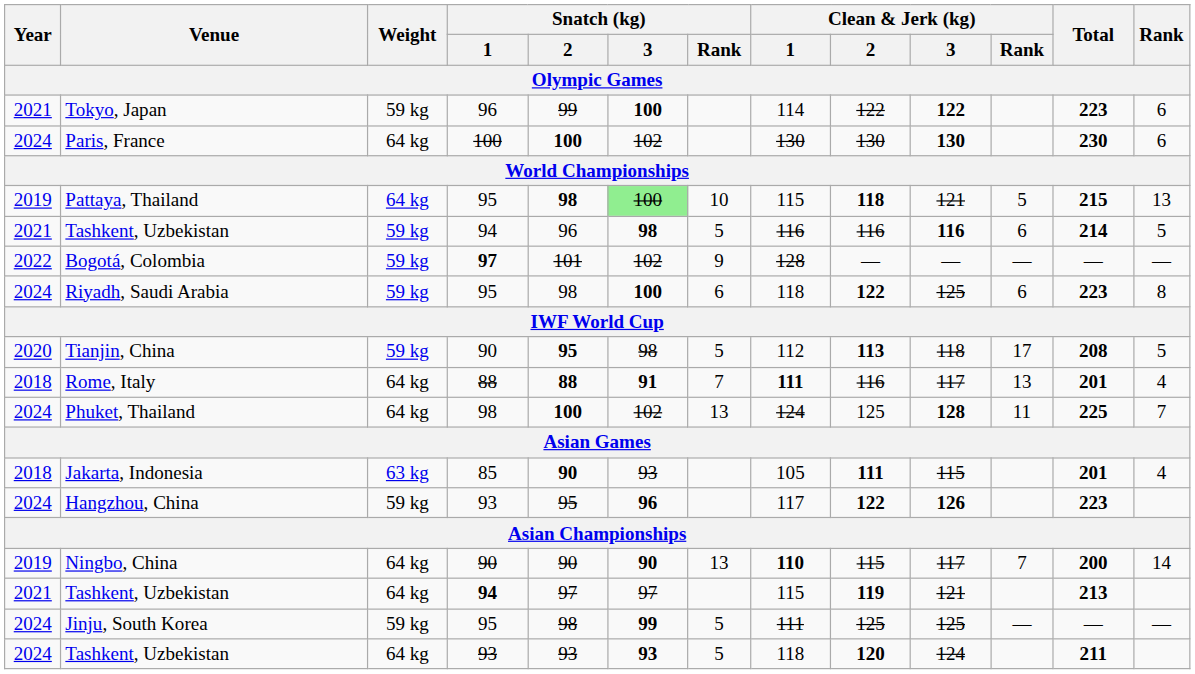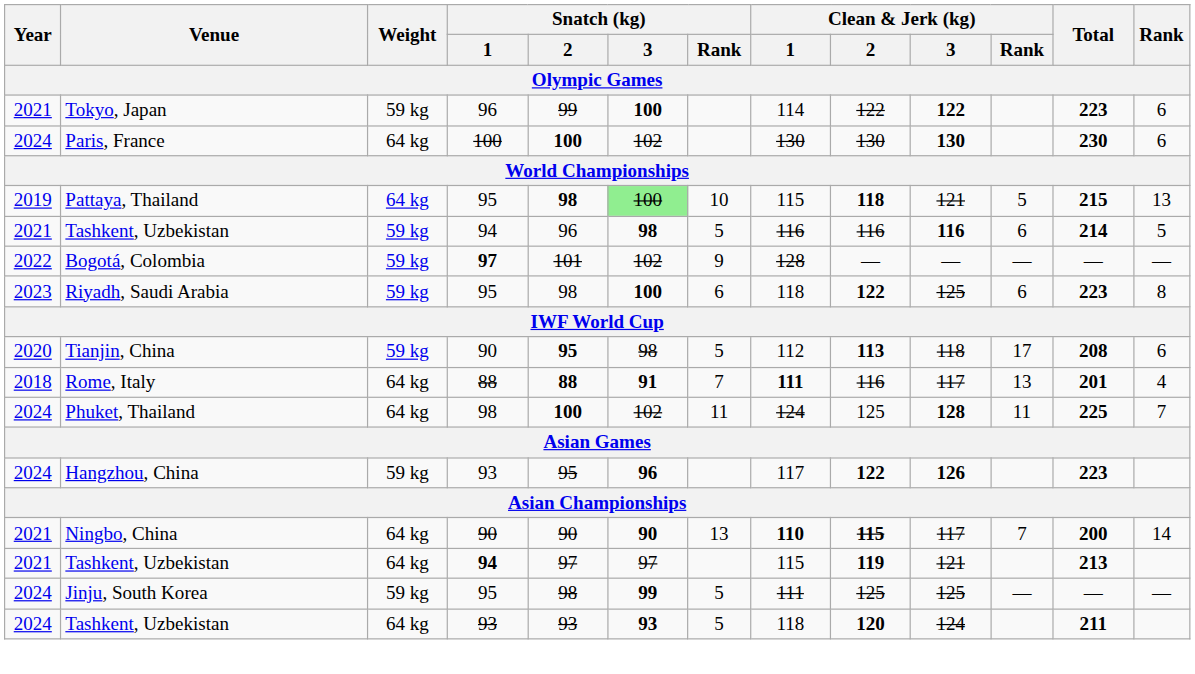(33, 291) 2024 -> (33, 291) 2023
(1161, 351) 5 -> (1161, 351) 6
(719, 412) 13 -> (719, 412) 11
- row: (134, 472)
(33, 563) 2019 -> (33, 532) 2021
(871, 563) normal -> (871, 532) bold
